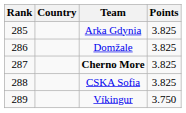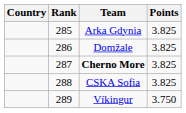columns swapped: (20, 13) <-> (57, 13)
